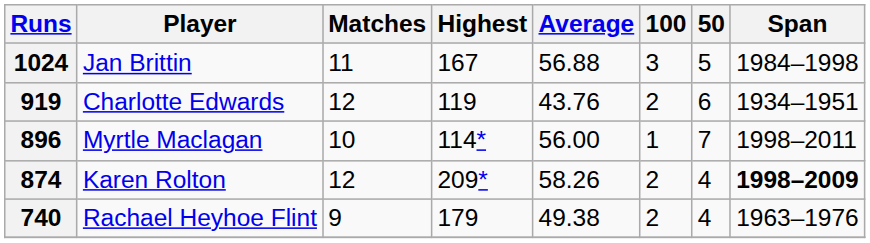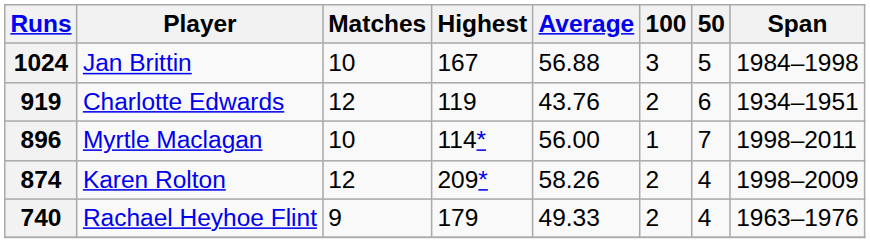(341, 62) 11 -> (342, 62) 10
(797, 179) bold -> (797, 179) normal
(569, 218) 49.38 -> (569, 218) 49.33
